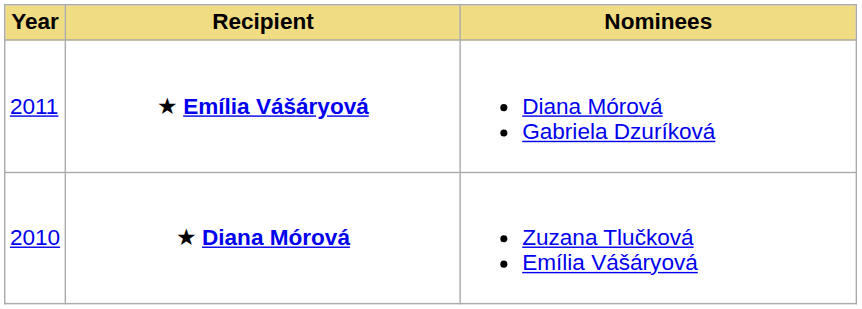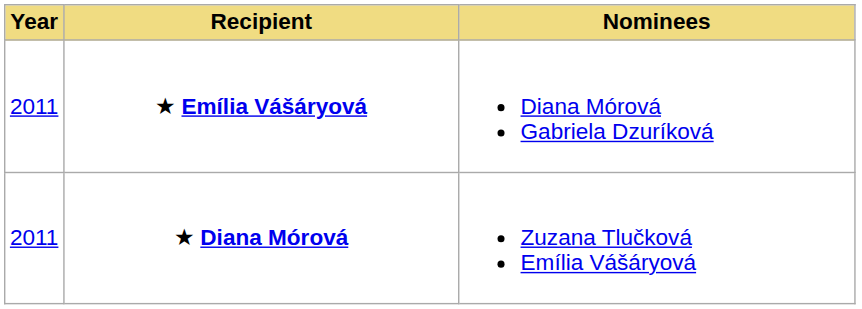(35, 237) 2010 -> (34, 237) 2011
